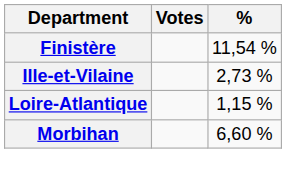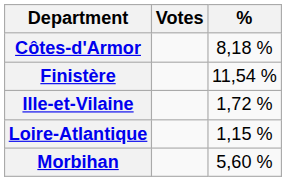+ row: (78, 47)
(244, 76) 2,73 % -> (244, 104) 1,72 %
(244, 133) 6,60 % -> (244, 162) 5,60 %
